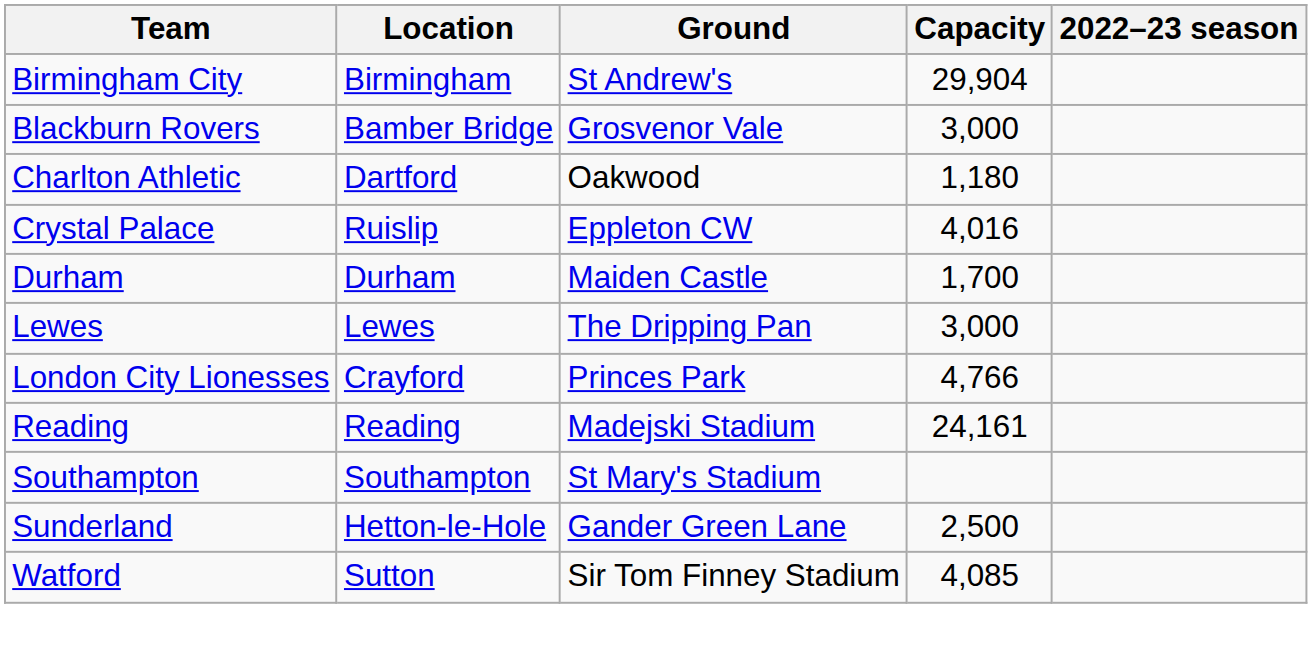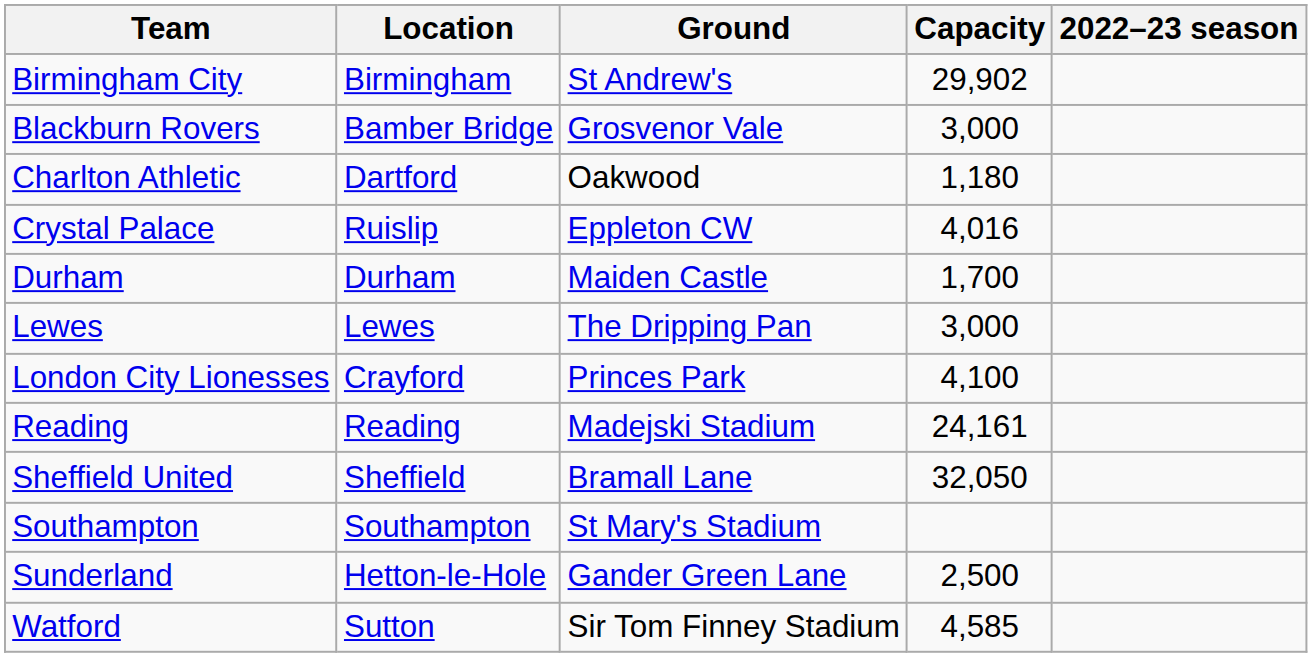(980, 79) 29,904 -> (980, 79) 29,902
(980, 377) 4,766 -> (980, 377) 4,100
+ row: (123, 476)
(980, 576) 4,085 -> (980, 626) 4,585
